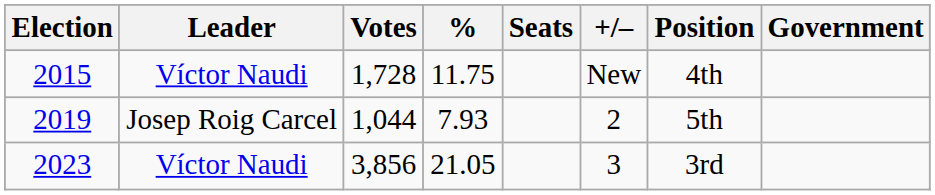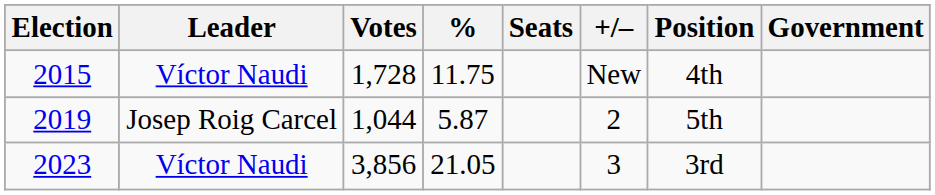(463, 119) 7.93 -> (463, 119) 5.87
